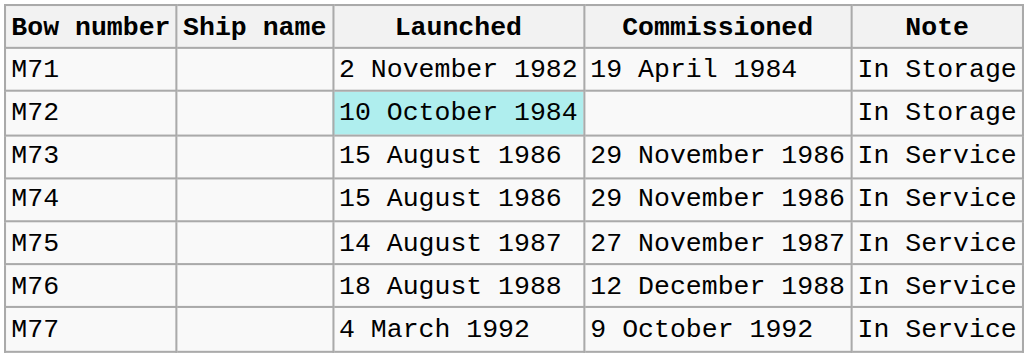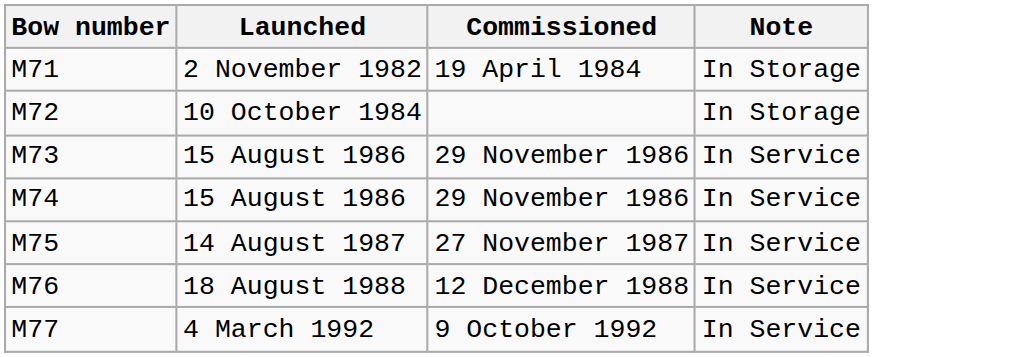- column: (255, 27)
(458, 113) paleturquoise background -> (302, 113) no background
